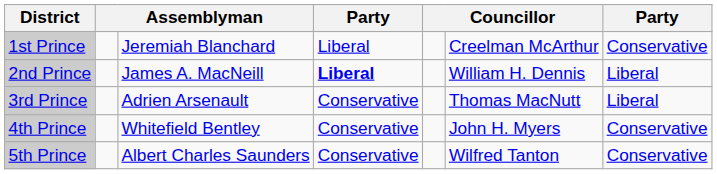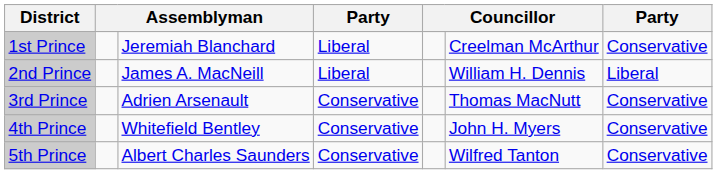(346, 73) bold -> (344, 73) normal
(633, 100) Liberal -> (657, 100) Conservative
